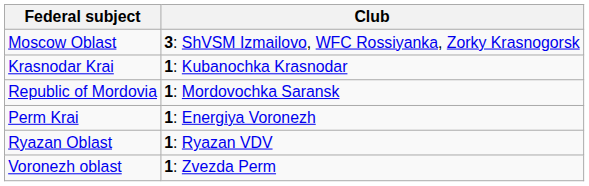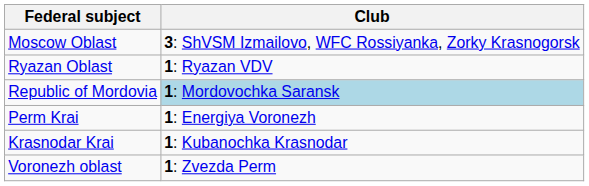rows swapped: (61, 67) <-> (60, 142)
(252, 92) no background -> (252, 92) lightblue background
